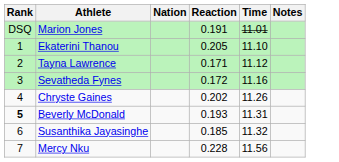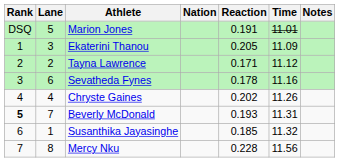+ column: (50, 13)
(255, 47) 11.10 -> (285, 47) 11.09
(214, 81) 0.172 -> (244, 81) 0.178
